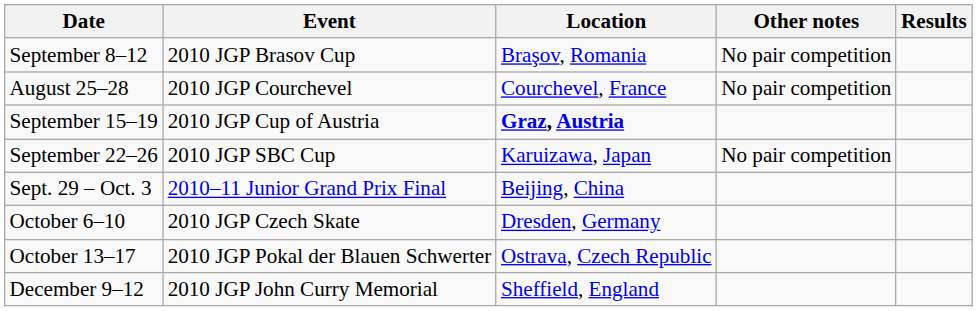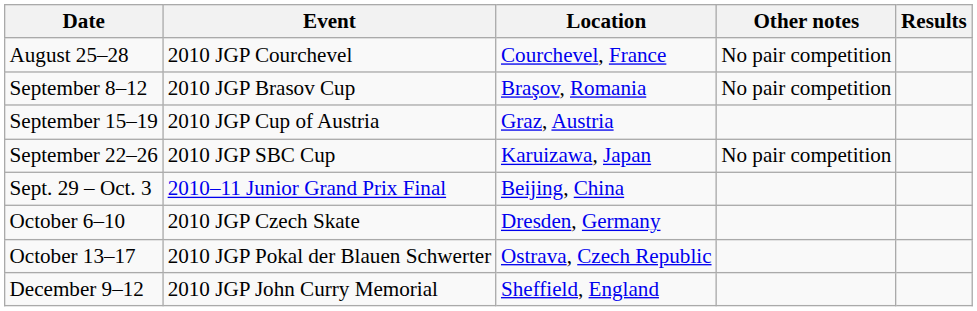rows swapped: (69, 88) <-> (78, 54)
(563, 121) bold -> (557, 121) normal
